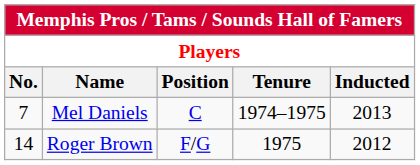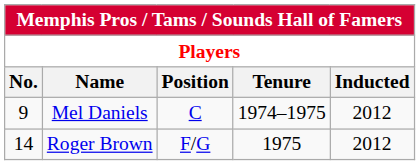(23, 112) 7 -> (23, 112) 9
(372, 112) 2013 -> (372, 112) 2012
